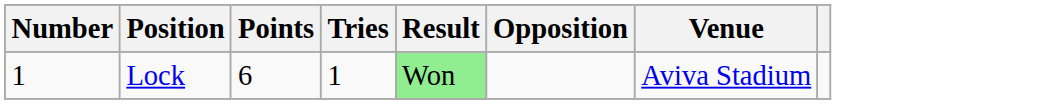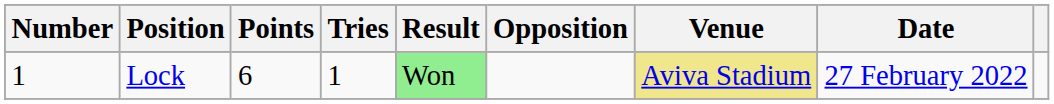+ column: (926, 28)
(726, 75) no background -> (726, 75) khaki background
